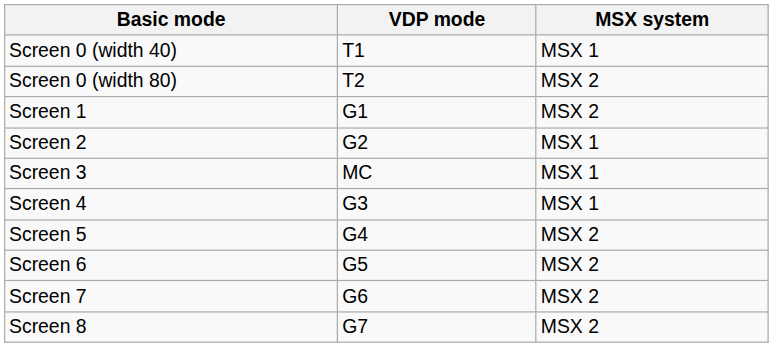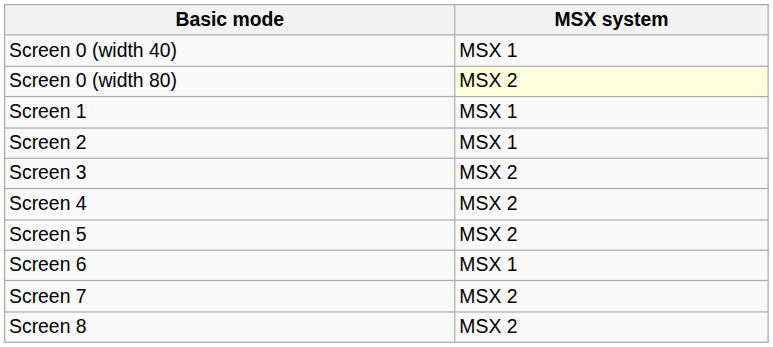- column: (437, 19)
(570, 81) no background -> (488, 81) lightyellow background
(570, 111) MSX 2 -> (488, 111) MSX 1
(570, 173) MSX 1 -> (488, 173) MSX 2
(570, 204) MSX 1 -> (488, 204) MSX 2
(570, 265) MSX 2 -> (488, 265) MSX 1
